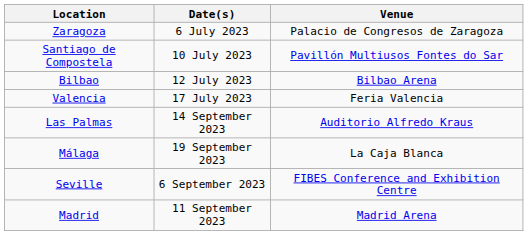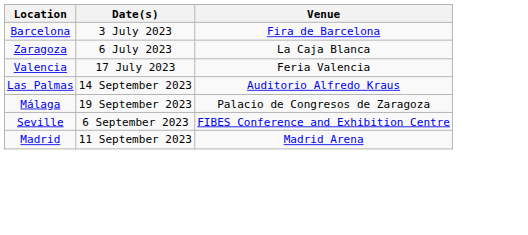+ row: (40, 31)
(397, 31) Palacio de Congresos de Zaragoza -> (324, 49) La Caja Blanca
- row: (79, 56)
- row: (79, 80)
(397, 153) La Caja Blanca -> (324, 103) Palacio de Congresos de Zaragoza
